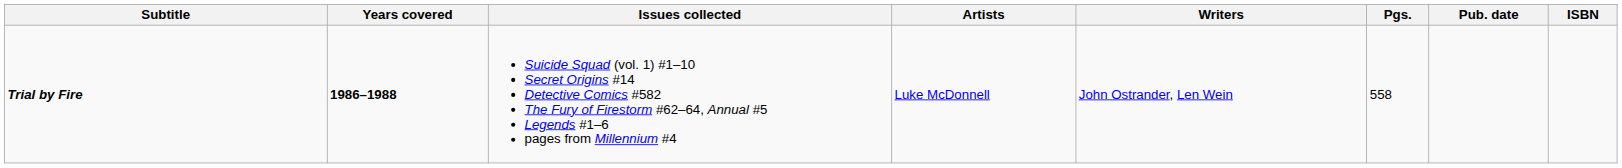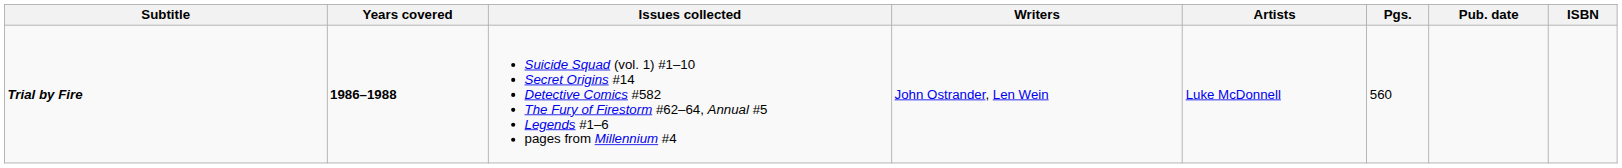columns swapped: (1221, 15) <-> (984, 15)
(1381, 94) 558 -> (1381, 94) 560
